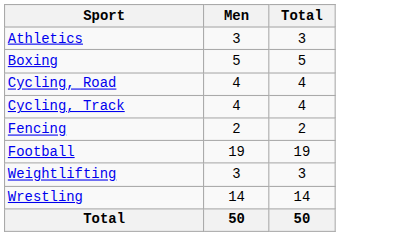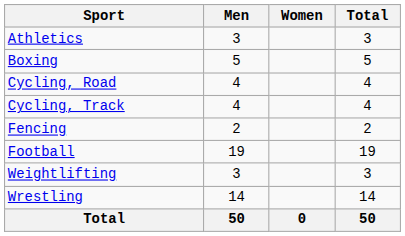+ column: (302, 16)
